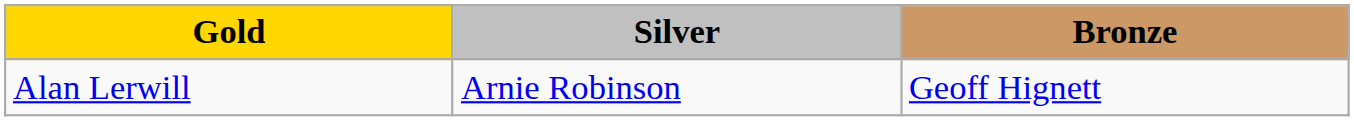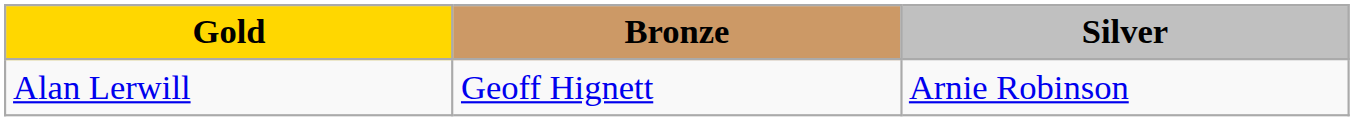columns swapped: (677, 31) <-> (1125, 31)
